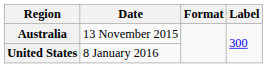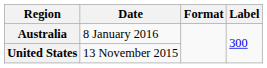(131, 33) 13 November 2015 -> (121, 33) 8 January 2016
(121, 53) 8 January 2016 -> (131, 53) 13 November 2015
